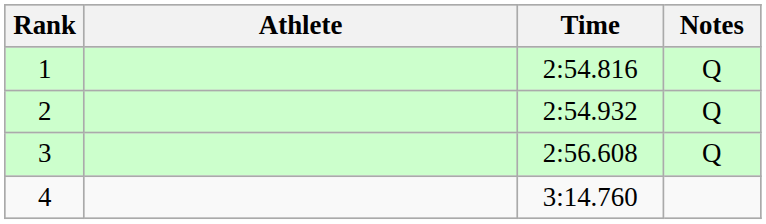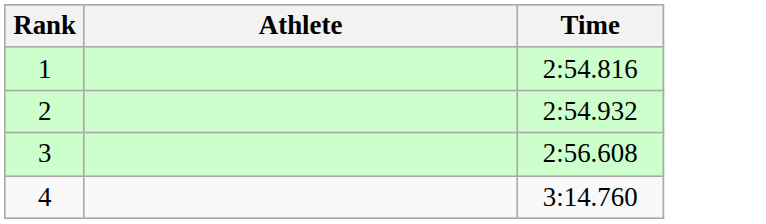- column: (712, 25)
